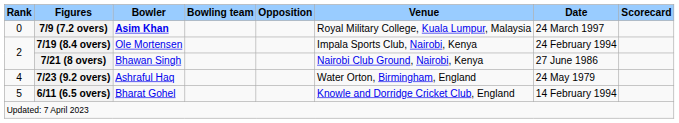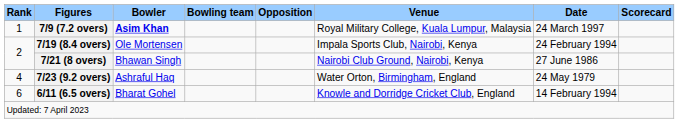(19, 28) 0 -> (19, 28) 1
(19, 93) 5 -> (19, 93) 6
